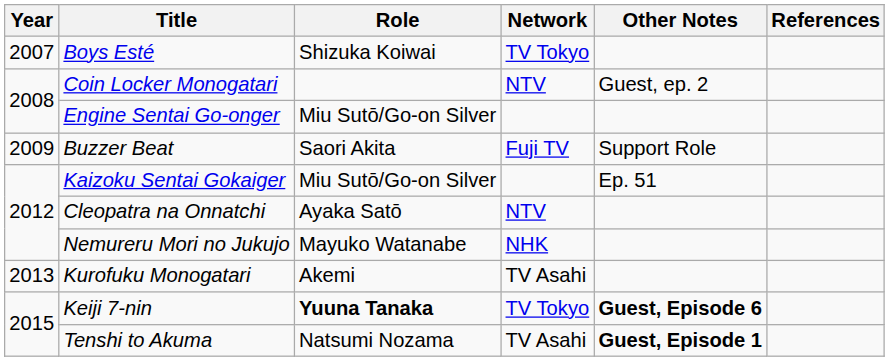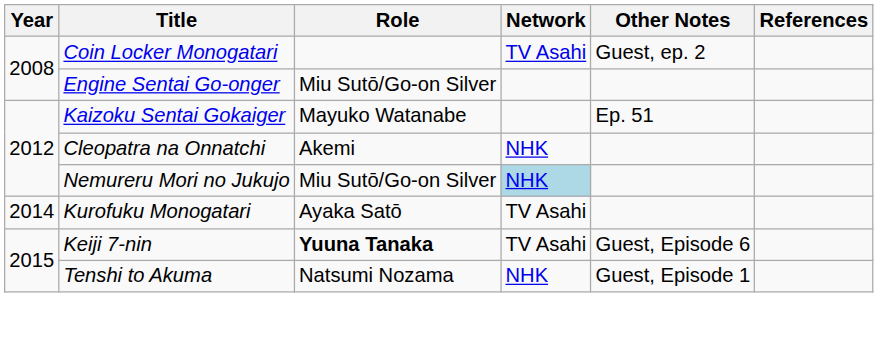- row: (109, 52)
(526, 84) NTV -> (546, 52) TV Asahi
- row: (118, 148)
(398, 180) Miu Sutō/Go-on Silver -> (383, 116) Mayuko Watanabe
(350, 212) Ayaka Satō -> (327, 148) Akemi
(526, 212) NTV -> (527, 148) NHK
(383, 244) Mayuko Watanabe -> (398, 180) Miu Sutō/Go-on Silver
(527, 244) no background -> (527, 180) lightblue background
(32, 276) 2013 -> (32, 212) 2014
(327, 276) Akemi -> (350, 212) Ayaka Satō
(547, 308) TV Tokyo -> (546, 244) TV Asahi
(680, 308) bold -> (673, 244) normal
(546, 340) TV Asahi -> (527, 276) NHK
(680, 340) bold -> (673, 276) normal
